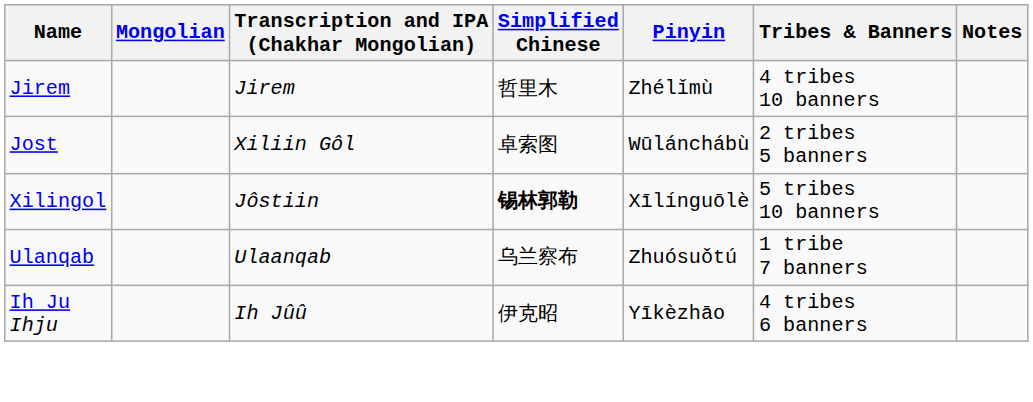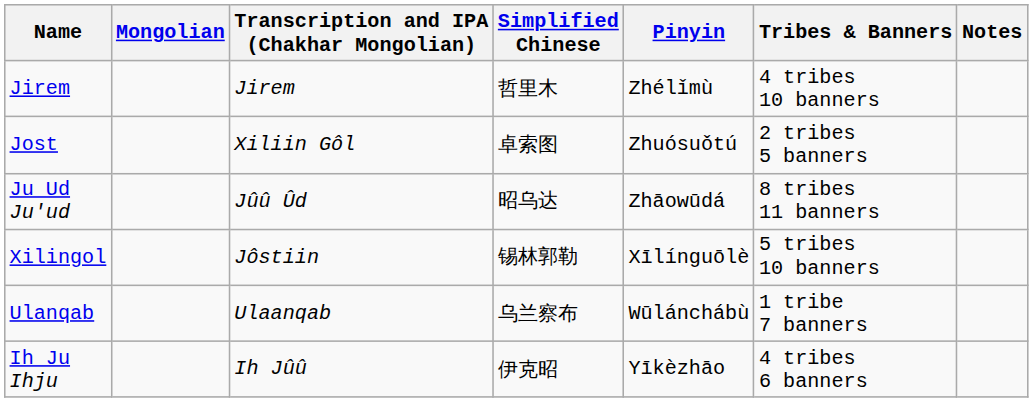(689, 145) Wūlánchábù -> (683, 145) Zhuósuǒtú
+ row: (40, 201)
(538, 202) bold -> (538, 258) normal
(683, 257) Zhuósuǒtú -> (689, 313) Wūlánchábù
